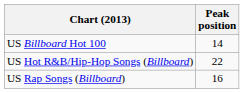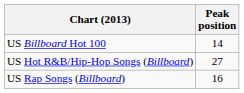(217, 61) 22 -> (217, 61) 27
